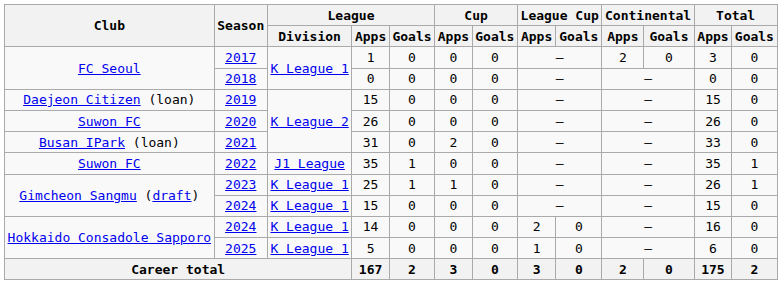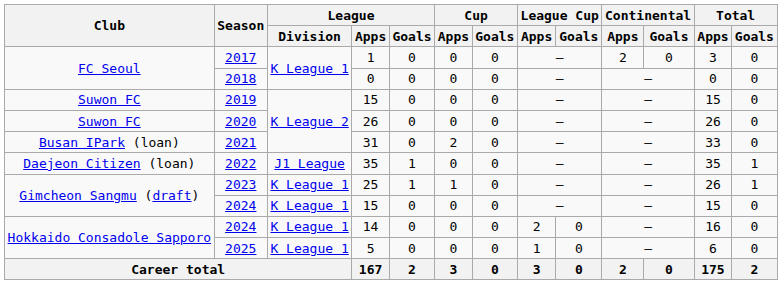(109, 100) Daejeon Citizen (loan) -> (109, 100) Suwon FC
(109, 163) Suwon FC -> (109, 163) Daejeon Citizen (loan)
